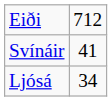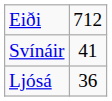(88, 80) 34 -> (88, 80) 36
